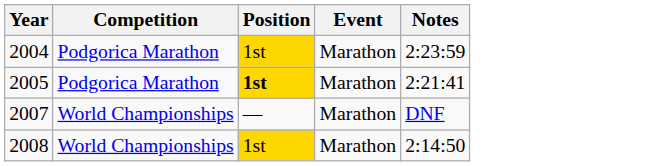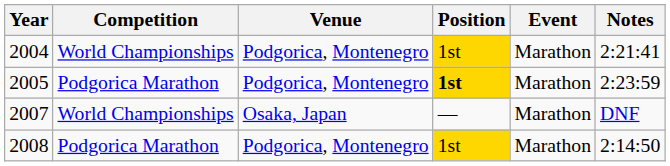+ column: (336, 20)
(138, 51) Podgorica Marathon -> (146, 51) World Championships
(435, 51) 2:23:59 -> (630, 51) 2:21:41
(435, 82) 2:21:41 -> (630, 82) 2:23:59
(146, 144) World Championships -> (138, 144) Podgorica Marathon
